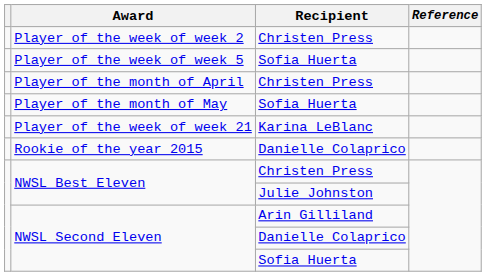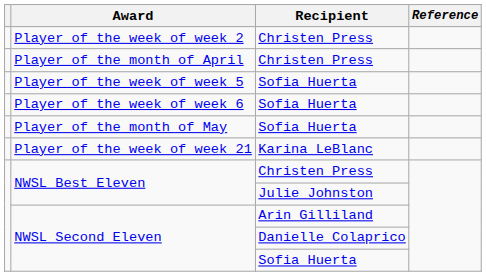rows swapped: (129, 82) <-> (129, 60)
+ row: (129, 105)
- row: (108, 149)
